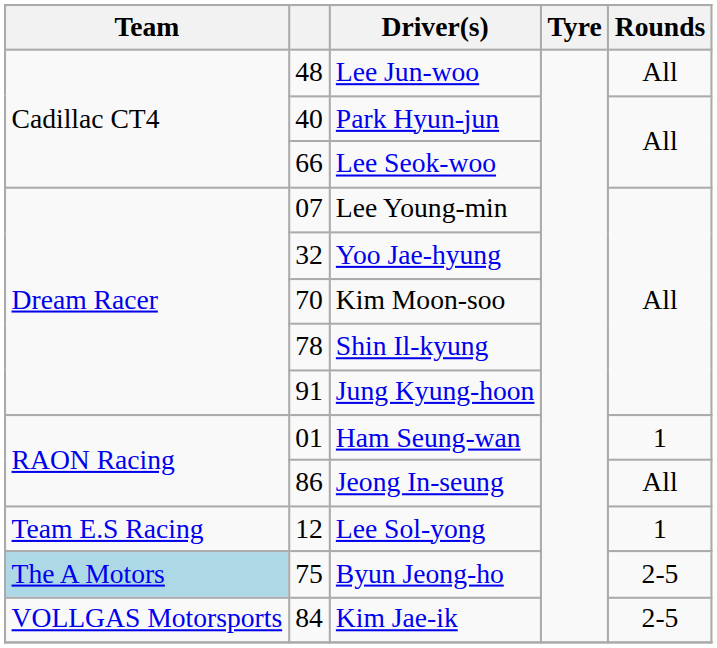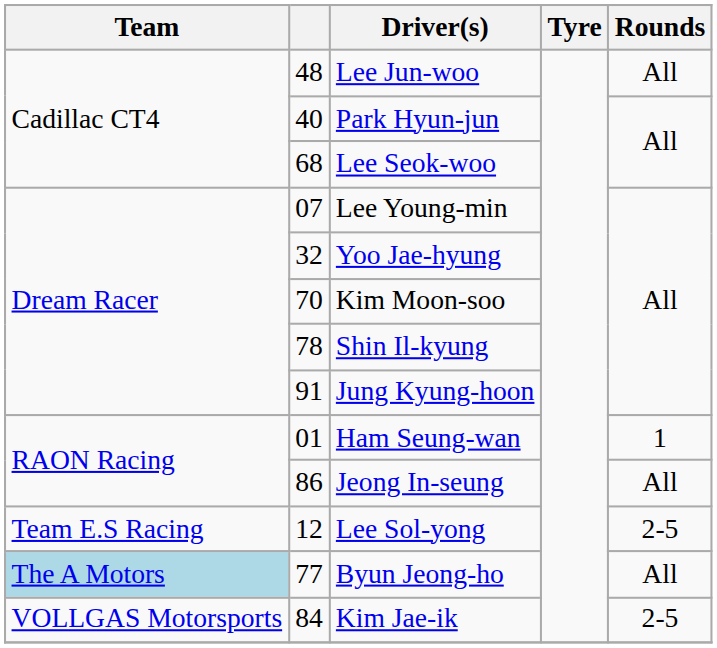(309, 163) 66 -> (309, 163) 68
(660, 527) 1 -> (660, 527) 2-5
(309, 573) 75 -> (309, 573) 77
(660, 573) 2-5 -> (660, 573) All
